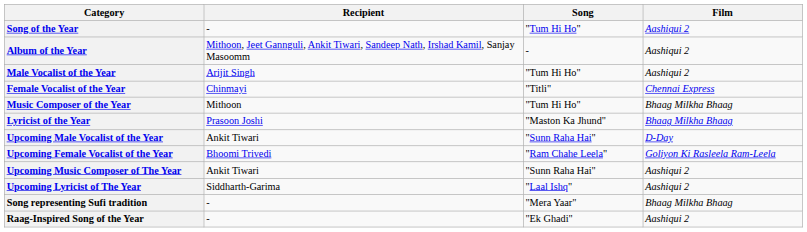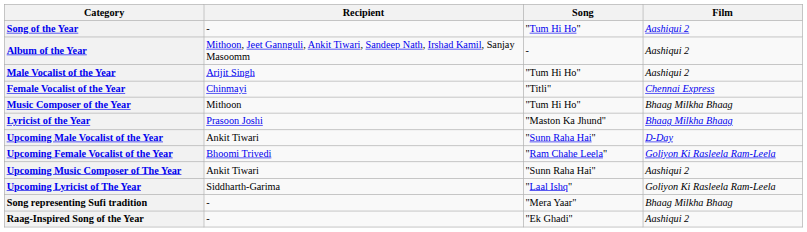(667, 186) Aashiqui 2 -> (710, 186) Goliyon Ki Rasleela Ram-Leela
